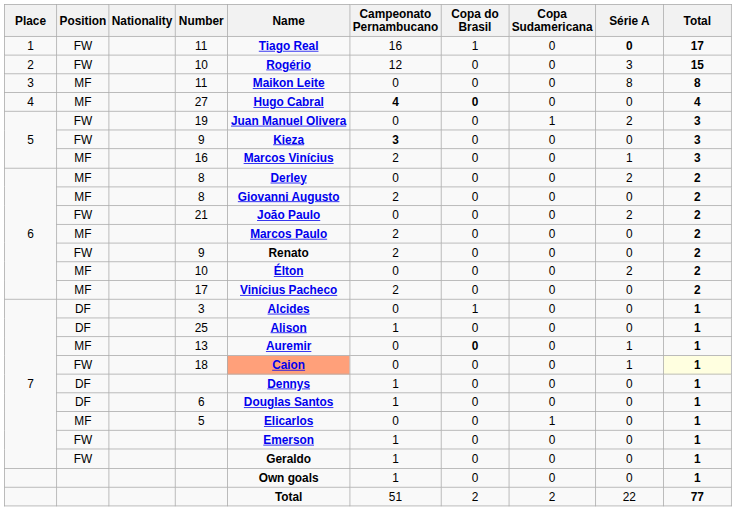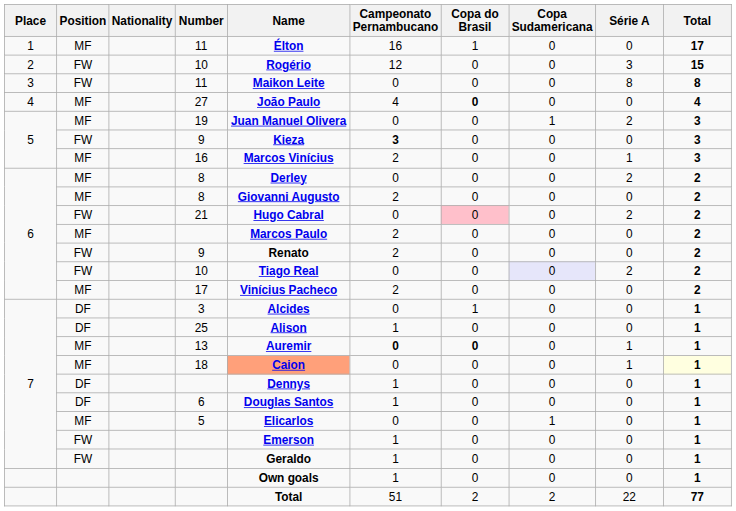(83, 46) FW -> (83, 46) MF
(289, 46) Tiago Real -> (289, 46) Élton
(629, 46) bold -> (629, 46) normal
(83, 84) MF -> (83, 84) FW
(289, 102) Hugo Cabral -> (289, 102) João Paulo
(395, 102) bold -> (395, 102) normal
(83, 121) FW -> (83, 121) MF
(289, 215) João Paulo -> (289, 215) Hugo Cabral
(475, 215) no background -> (475, 215) pink background
(83, 271) MF -> (83, 271) FW
(289, 271) Élton -> (289, 271) Tiago Real
(552, 271) no background -> (552, 271) lavender background
(395, 346) normal -> (395, 346) bold
(83, 365) FW -> (83, 365) MF
